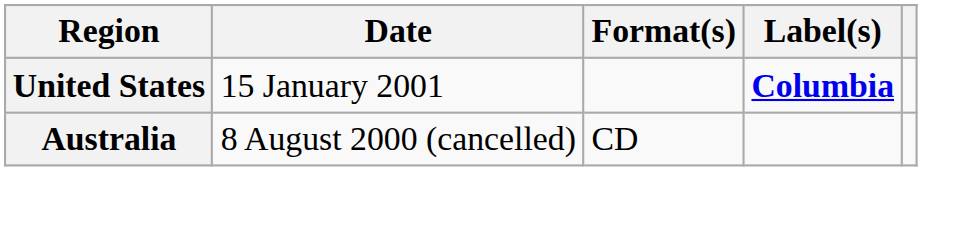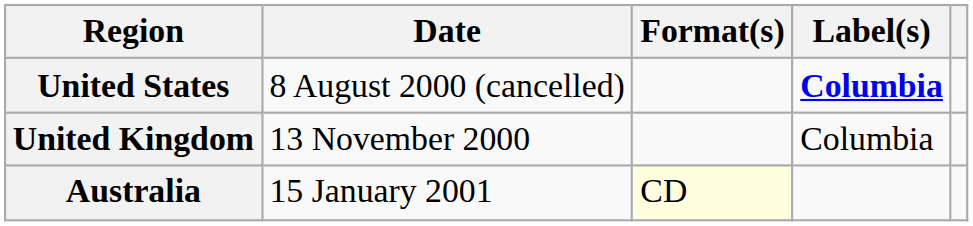(332, 84) 15 January 2001 -> (447, 84) 8 August 2000 (cancelled)
+ row: (133, 138)
(398, 138) 8 August 2000 (cancelled) -> (381, 191) 15 January 2001
(615, 138) no background -> (664, 191) lightyellow background
